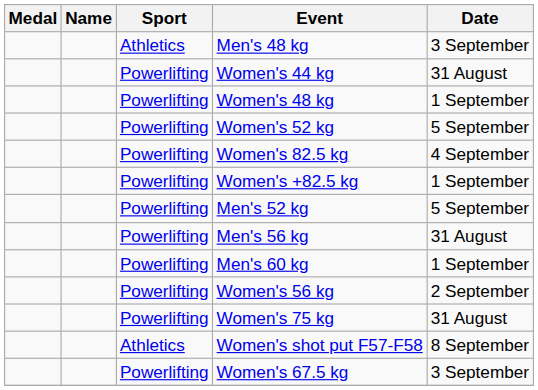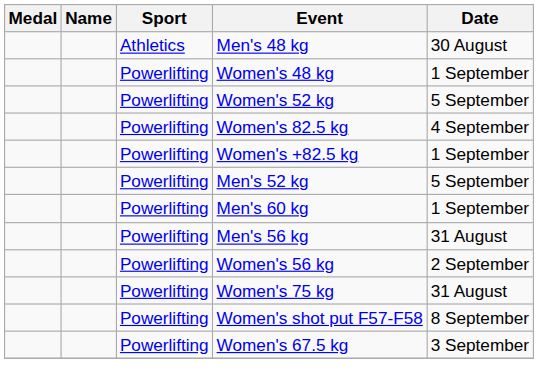(480, 46) 3 September -> (469, 46) 30 August
- row: (275, 73)
rows swapped: (263, 236) <-> (263, 263)
(152, 345) Athletics -> (164, 317) Powerlifting
